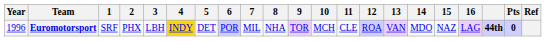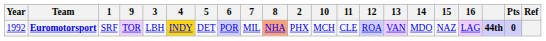columns swapped: (132, 12) <-> (299, 12)
(16, 28) 1996 -> (16, 28) 1992
(275, 28) no background -> (275, 28) lightsalmon background
